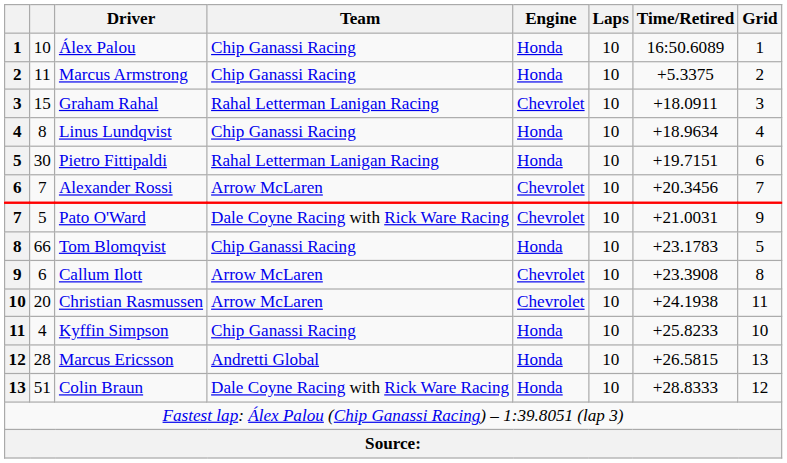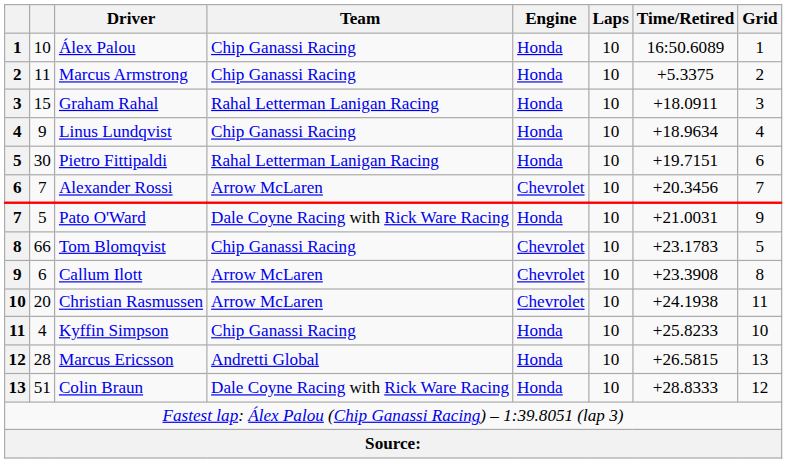(551, 103) Chevrolet -> (540, 103) Honda
(42, 132) 8 -> (42, 132) 9
(551, 218) Chevrolet -> (540, 218) Honda
(540, 246) Honda -> (551, 246) Chevrolet
